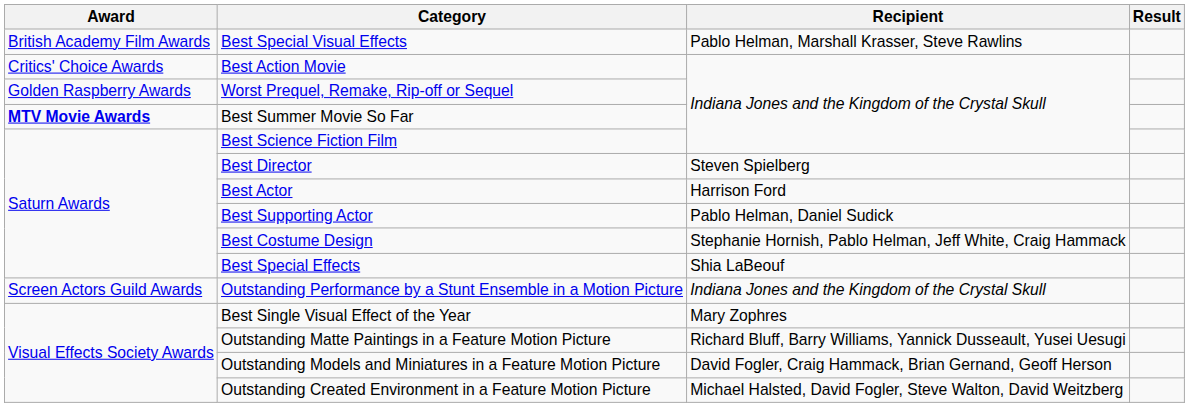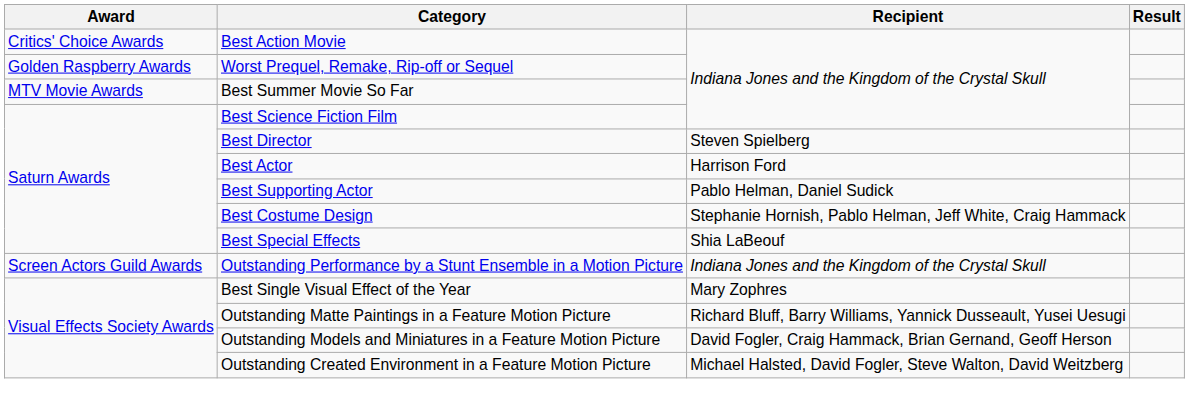- row: (314, 41)
(79, 116) bold -> (75, 91) normal
